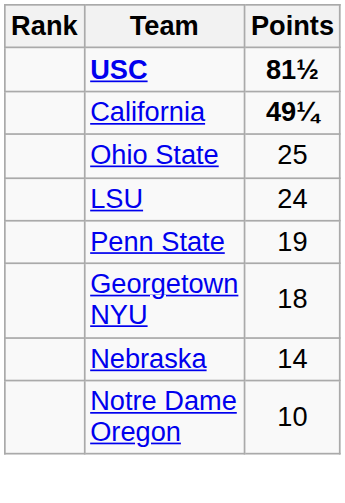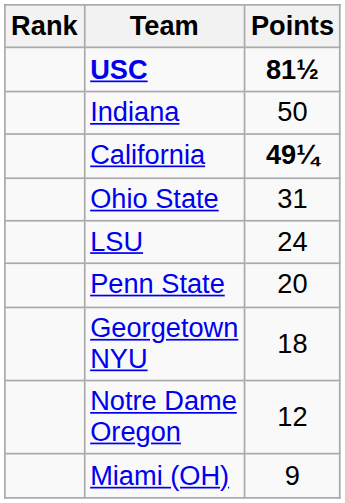+ row: (135, 112)
(292, 155) 25 -> (292, 198) 31
(292, 241) 19 -> (292, 284) 20
- row: (148, 358)
(292, 417) 10 -> (292, 417) 12
+ row: (160, 475)
